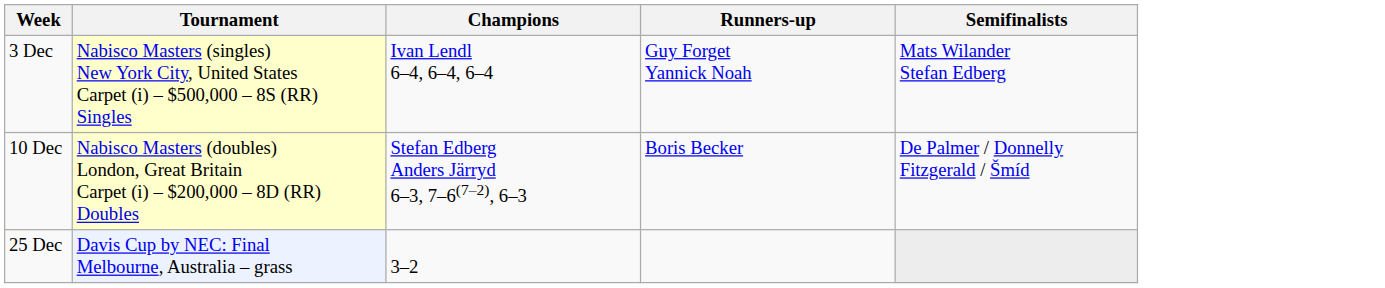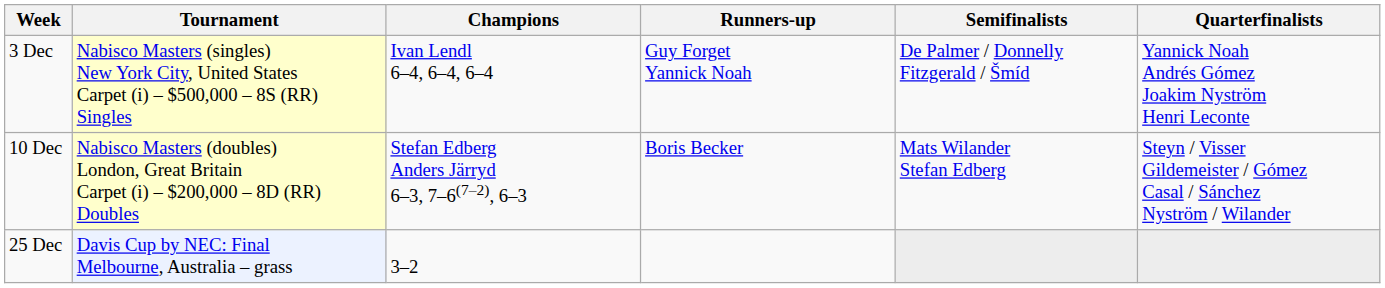+ column: (1259, 20)
(955, 61) Mats Wilander Stefan Edberg -> (982, 61) De Palmer / Donnelly Fitzgerald / Šmíd
(982, 159) De Palmer / Donnelly Fitzgerald / Šmíd -> (955, 159) Mats Wilander Stefan Edberg
